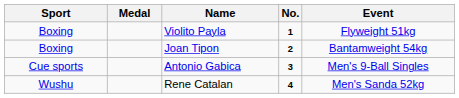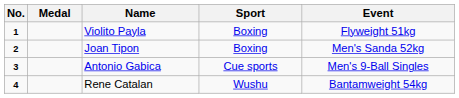columns swapped: (290, 13) <-> (56, 13)
(378, 48) Bantamweight 54kg -> (378, 48) Men's Sanda 52kg
(378, 84) Men's Sanda 52kg -> (378, 84) Bantamweight 54kg
